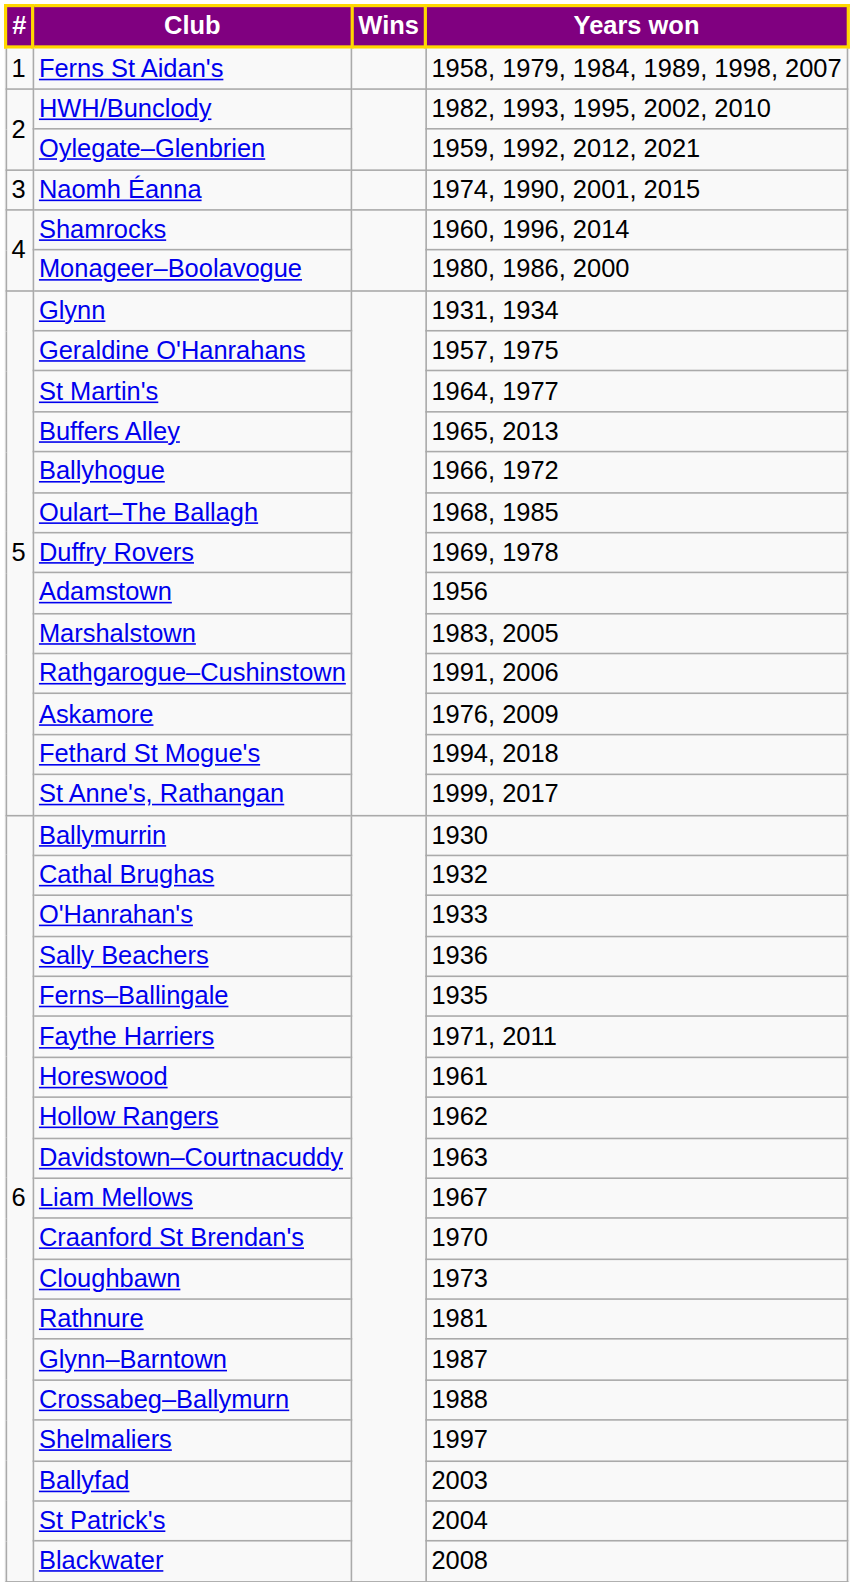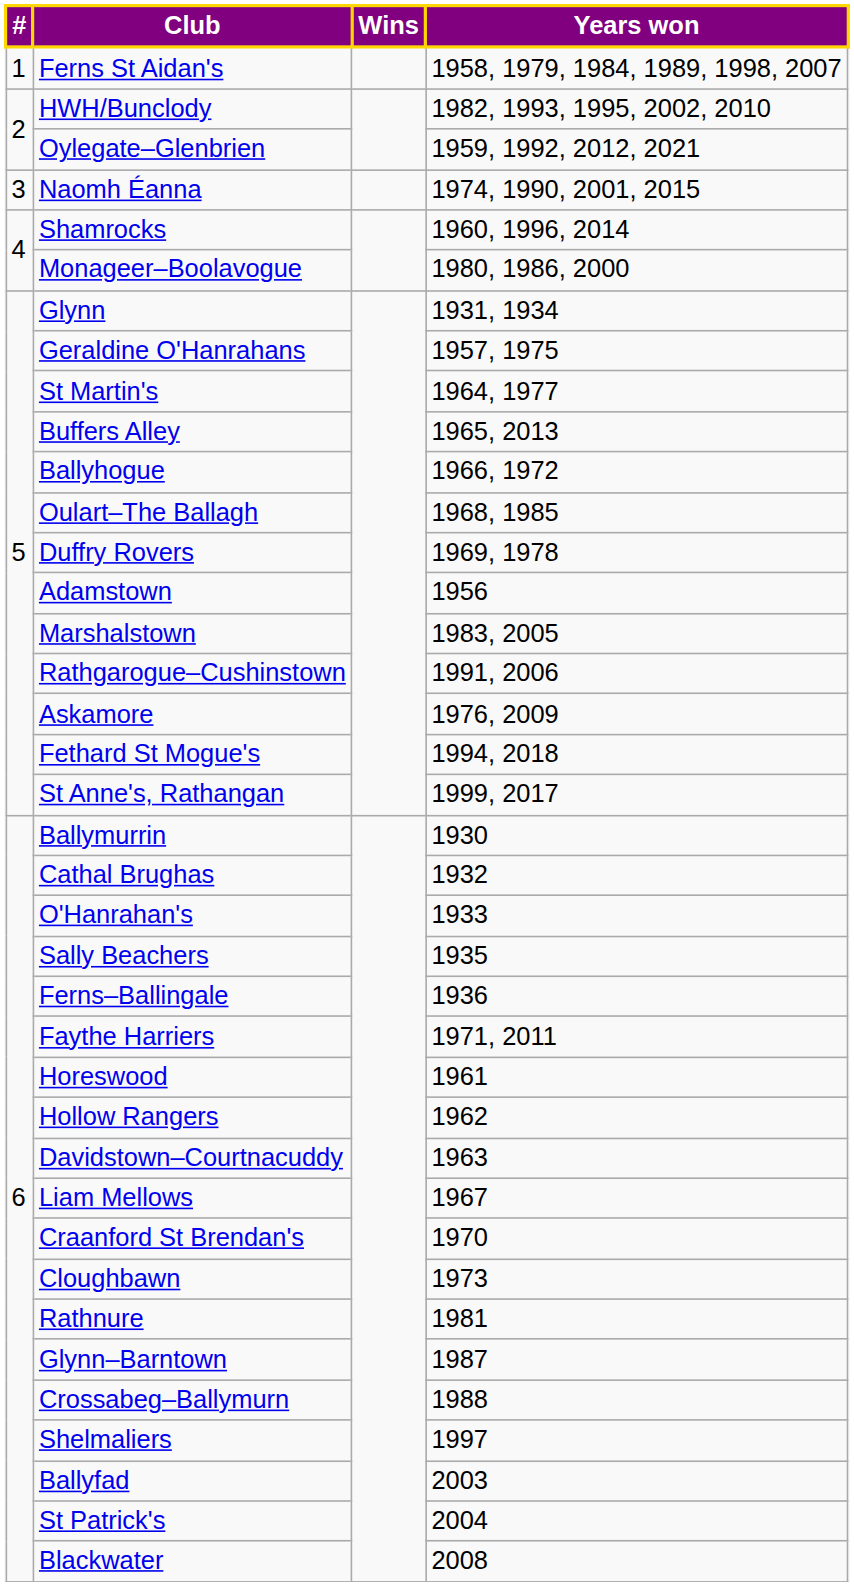(460, 955) 1936 -> (460, 955) 1935
(460, 996) 1935 -> (460, 996) 1936
